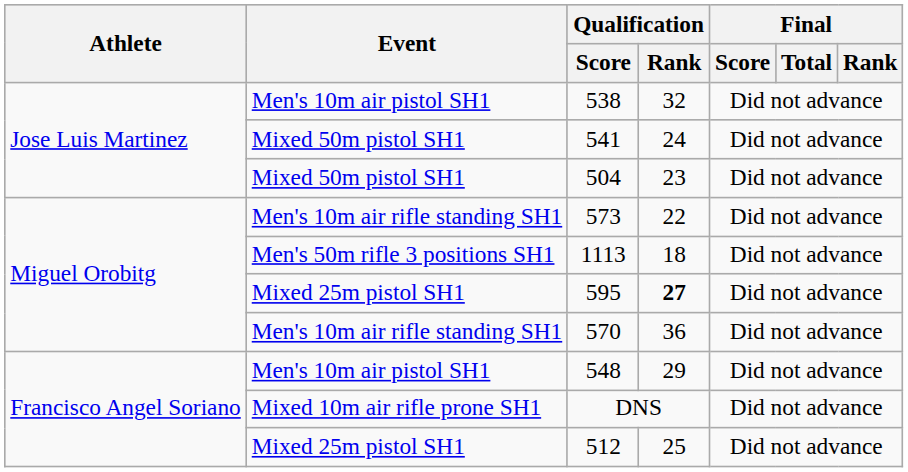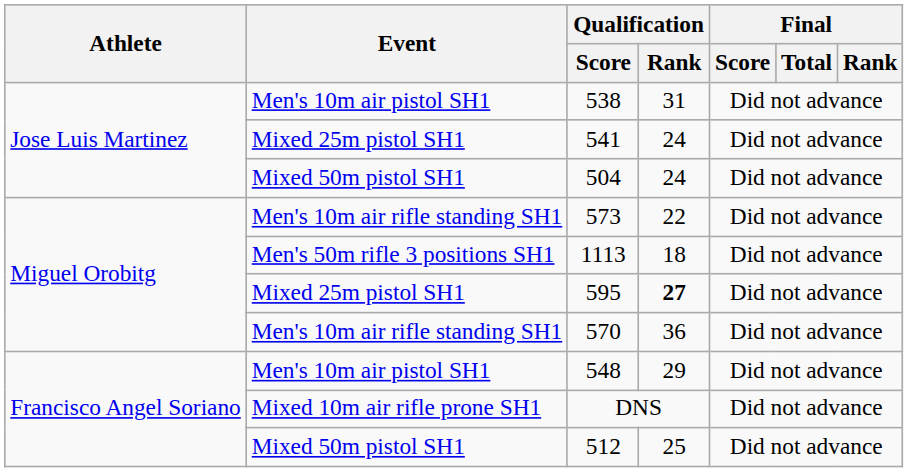(674, 101) 32 -> (674, 101) 31
(358, 139) Mixed 50m pistol SH1 -> (358, 139) Mixed 25m pistol SH1
(674, 178) 23 -> (674, 178) 24
(358, 447) Mixed 25m pistol SH1 -> (358, 447) Mixed 50m pistol SH1
